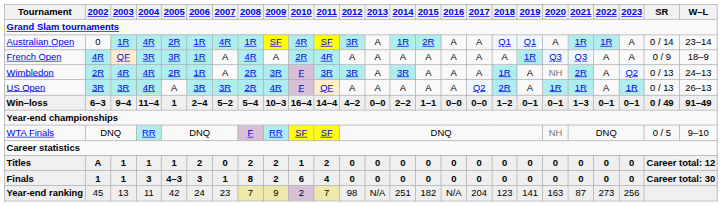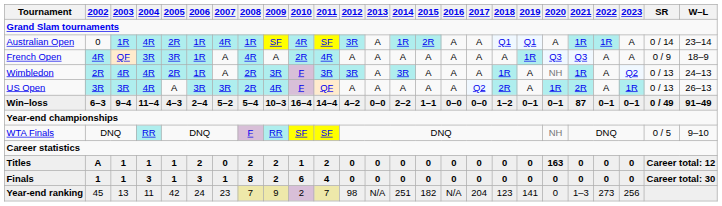(581, 73) 2R -> (581, 73) 1R
(581, 88) 1R -> (581, 88) 2R
(174, 103) 1 -> (174, 103) 4–3
(581, 103) 1–3 -> (581, 103) 87
(555, 163) 0 -> (555, 163) 163
(174, 178) 4–3 -> (174, 178) 1
(555, 193) 163 -> (555, 193) 0
(581, 193) 87 -> (581, 193) 1–3
